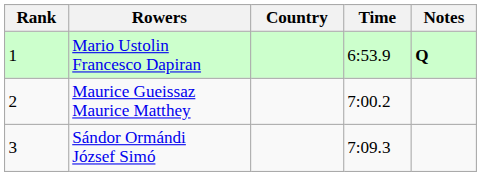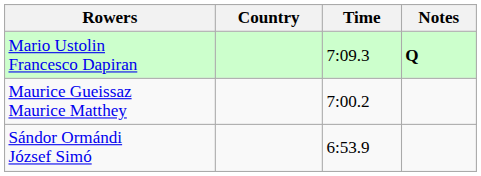- column: (36, 18)
(369, 54) 6:53.9 -> (348, 54) 7:09.3
(369, 147) 7:09.3 -> (348, 147) 6:53.9
